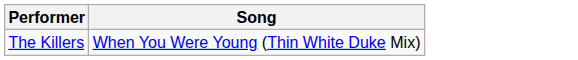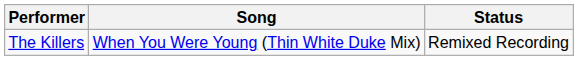+ column: (499, 17)
